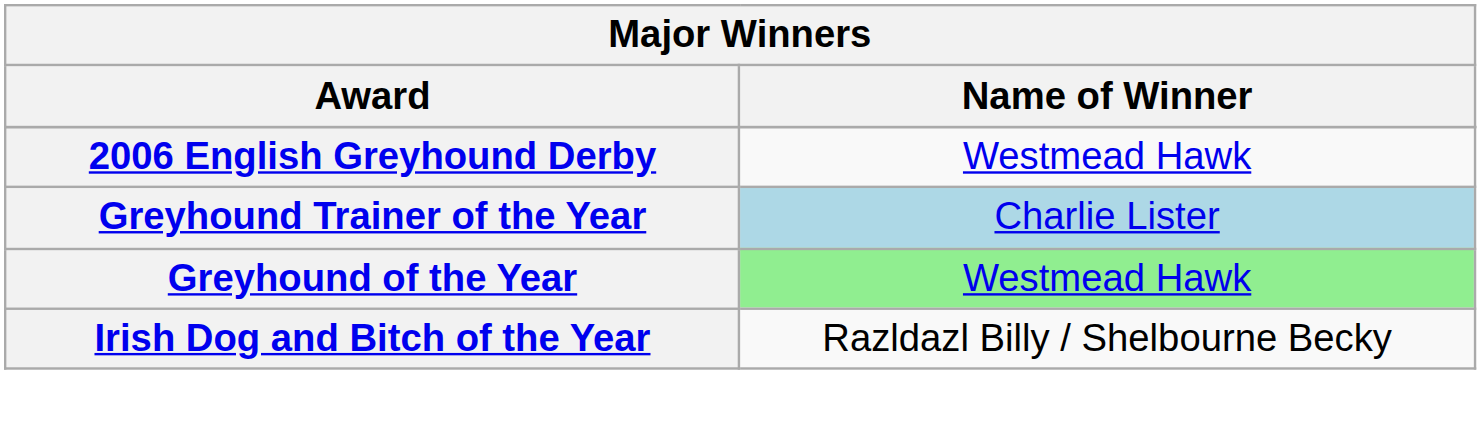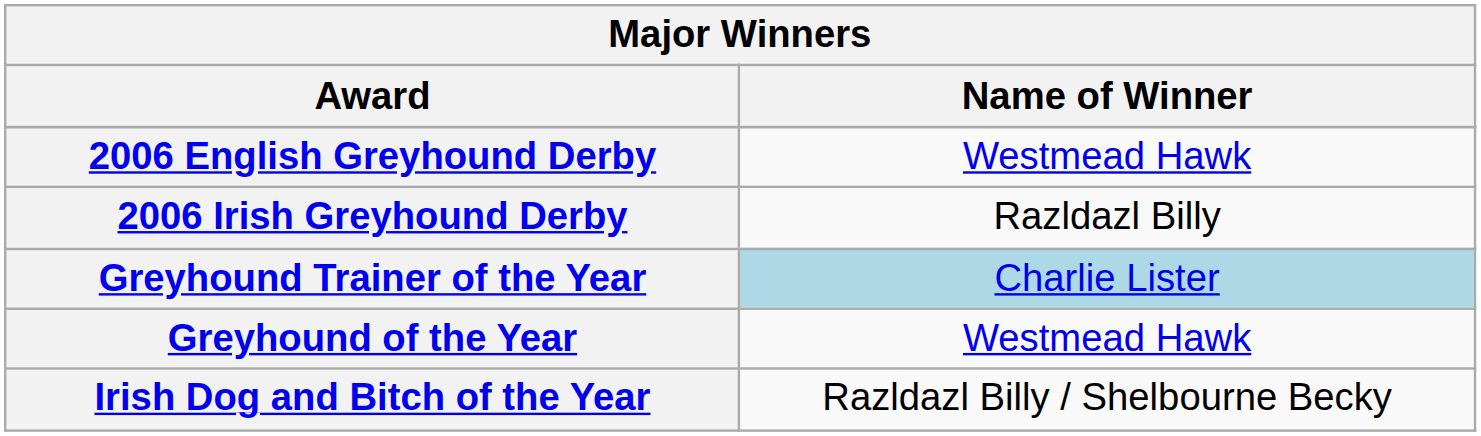+ row: (373, 216)
(1107, 277) lightgreen background -> (1107, 338) no background
